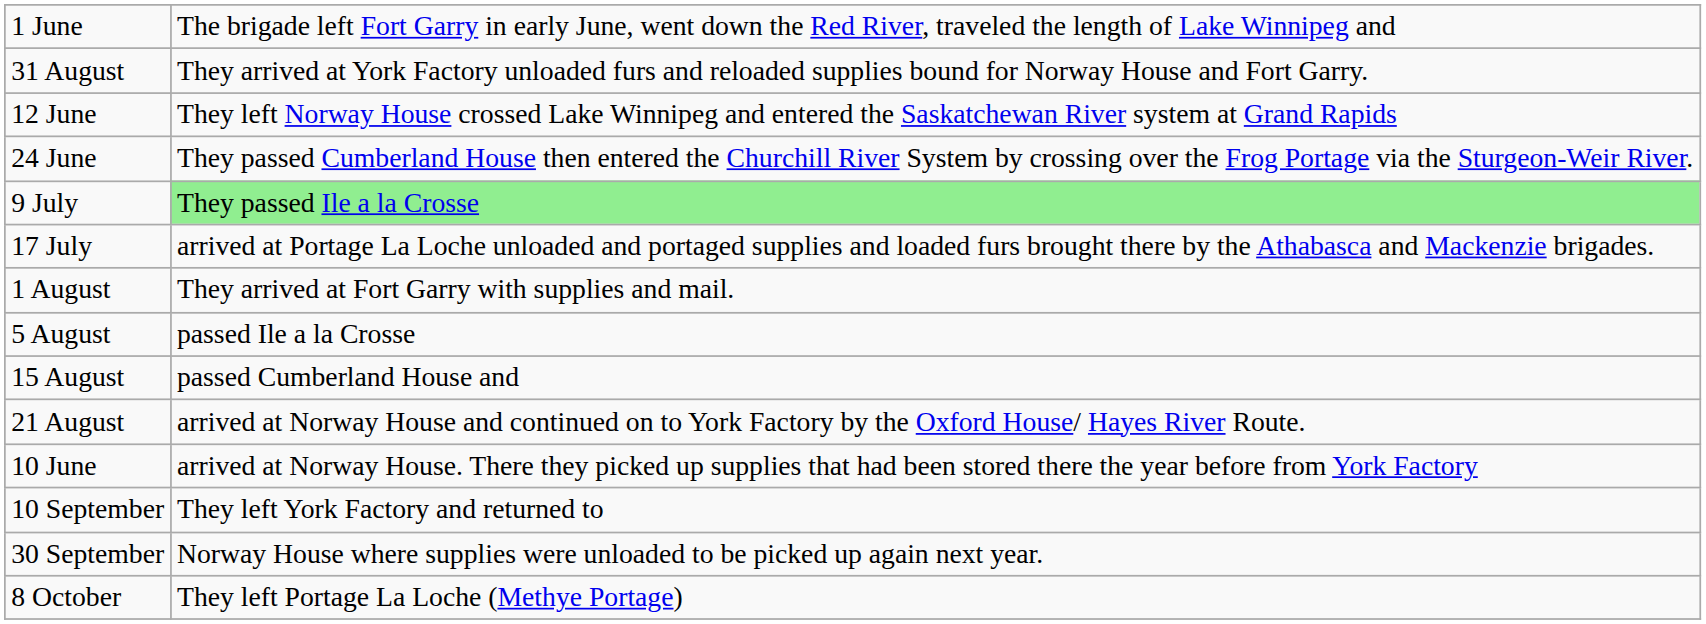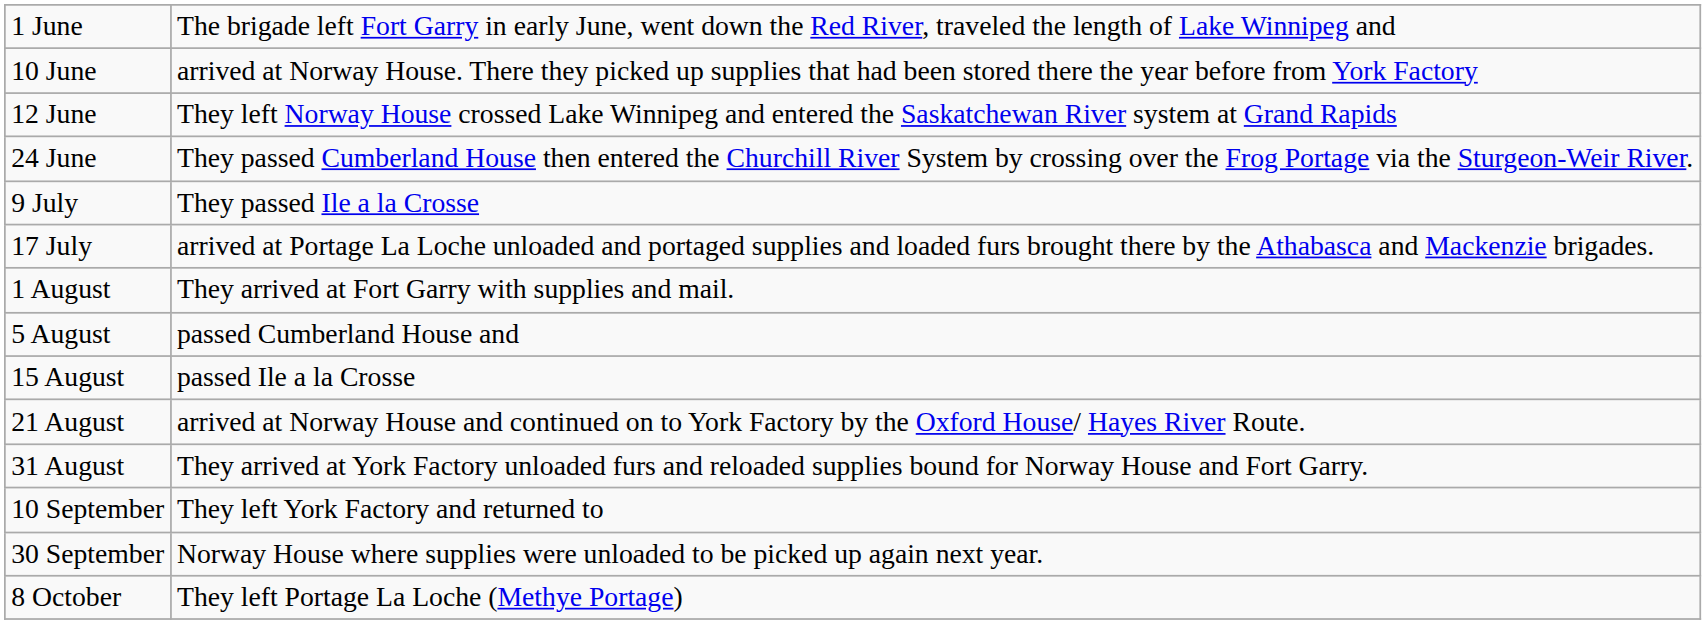rows swapped: (54, 465) <-> (68, 70)
(328, 202) lightgreen background -> (328, 202) no background
(296, 333) passed Ile a la Crosse -> (348, 333) passed Cumberland House and
(348, 377) passed Cumberland House and -> (296, 377) passed Ile a la Crosse
